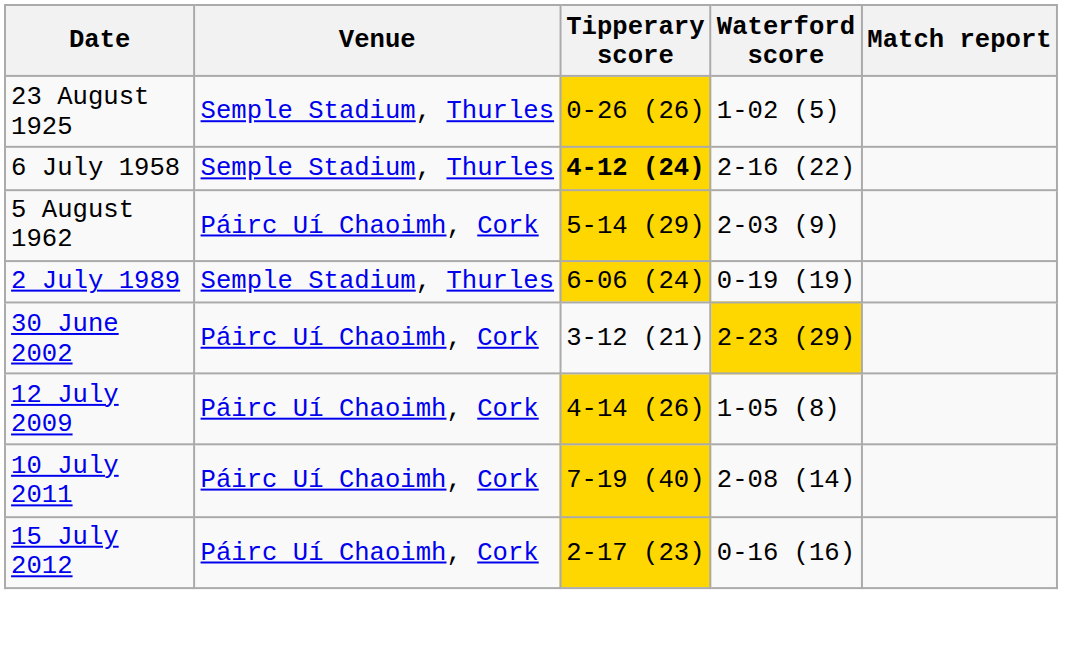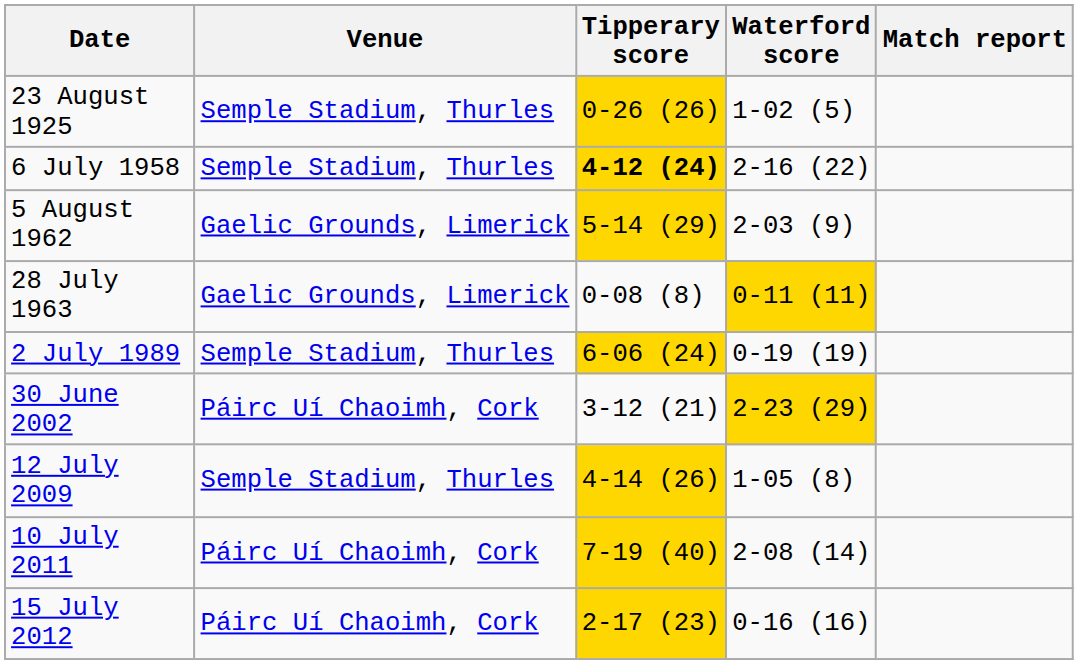(370, 225) Páirc Uí Chaoimh, Cork -> (385, 225) Gaelic Grounds, Limerick
+ row: (65, 296)
(370, 409) Páirc Uí Chaoimh, Cork -> (377, 481) Semple Stadium, Thurles
